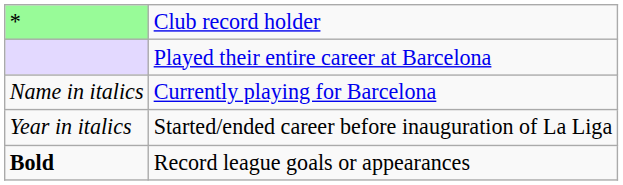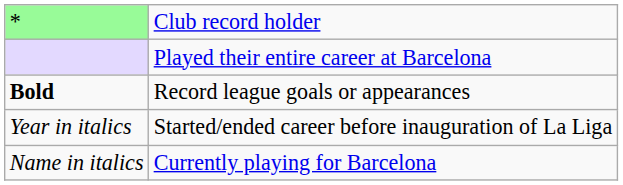rows swapped: (77, 92) <-> (32, 162)
